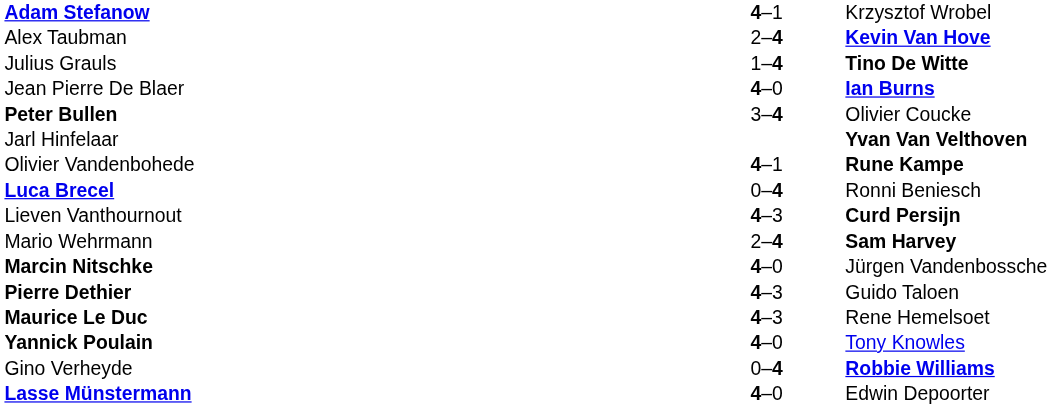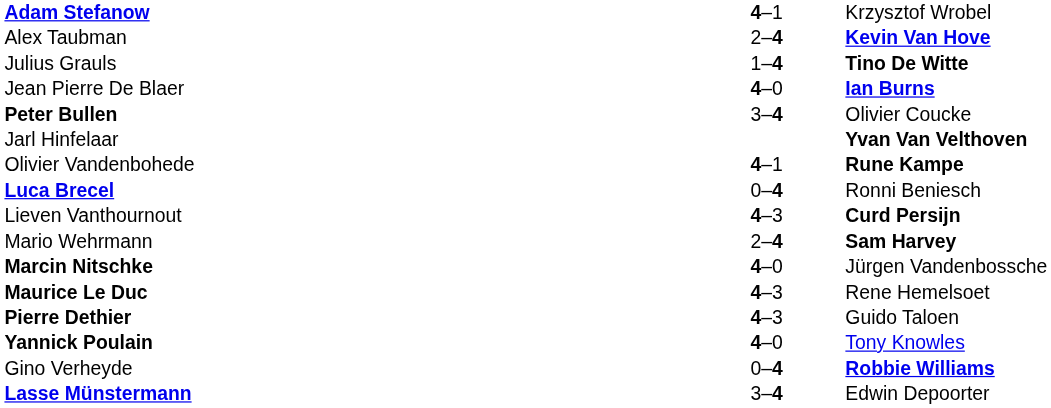rows swapped: (68, 292) <-> (76, 317)
(767, 393) 4–0 -> (767, 393) 3–4
